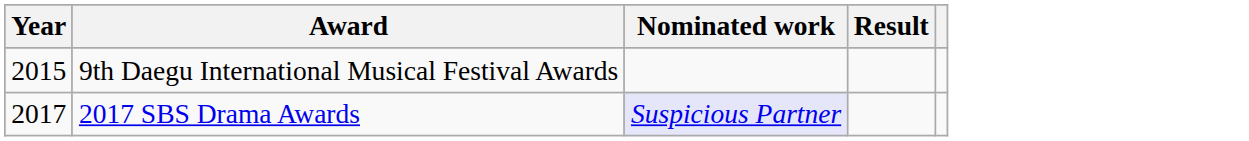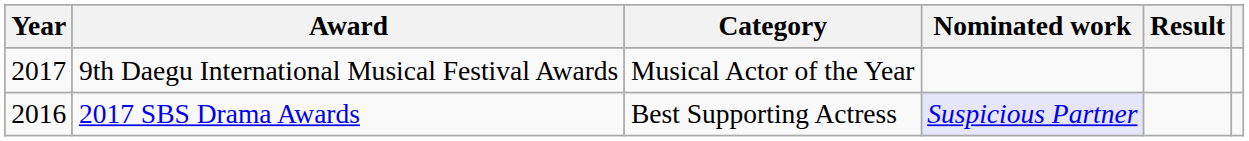+ column: (773, 26)
(39, 69) 2015 -> (39, 69) 2017
(39, 113) 2017 -> (39, 113) 2016
